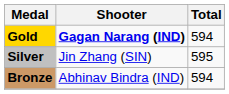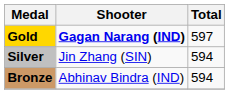(202, 36) 594 -> (202, 36) 597
(202, 57) 595 -> (202, 57) 594
